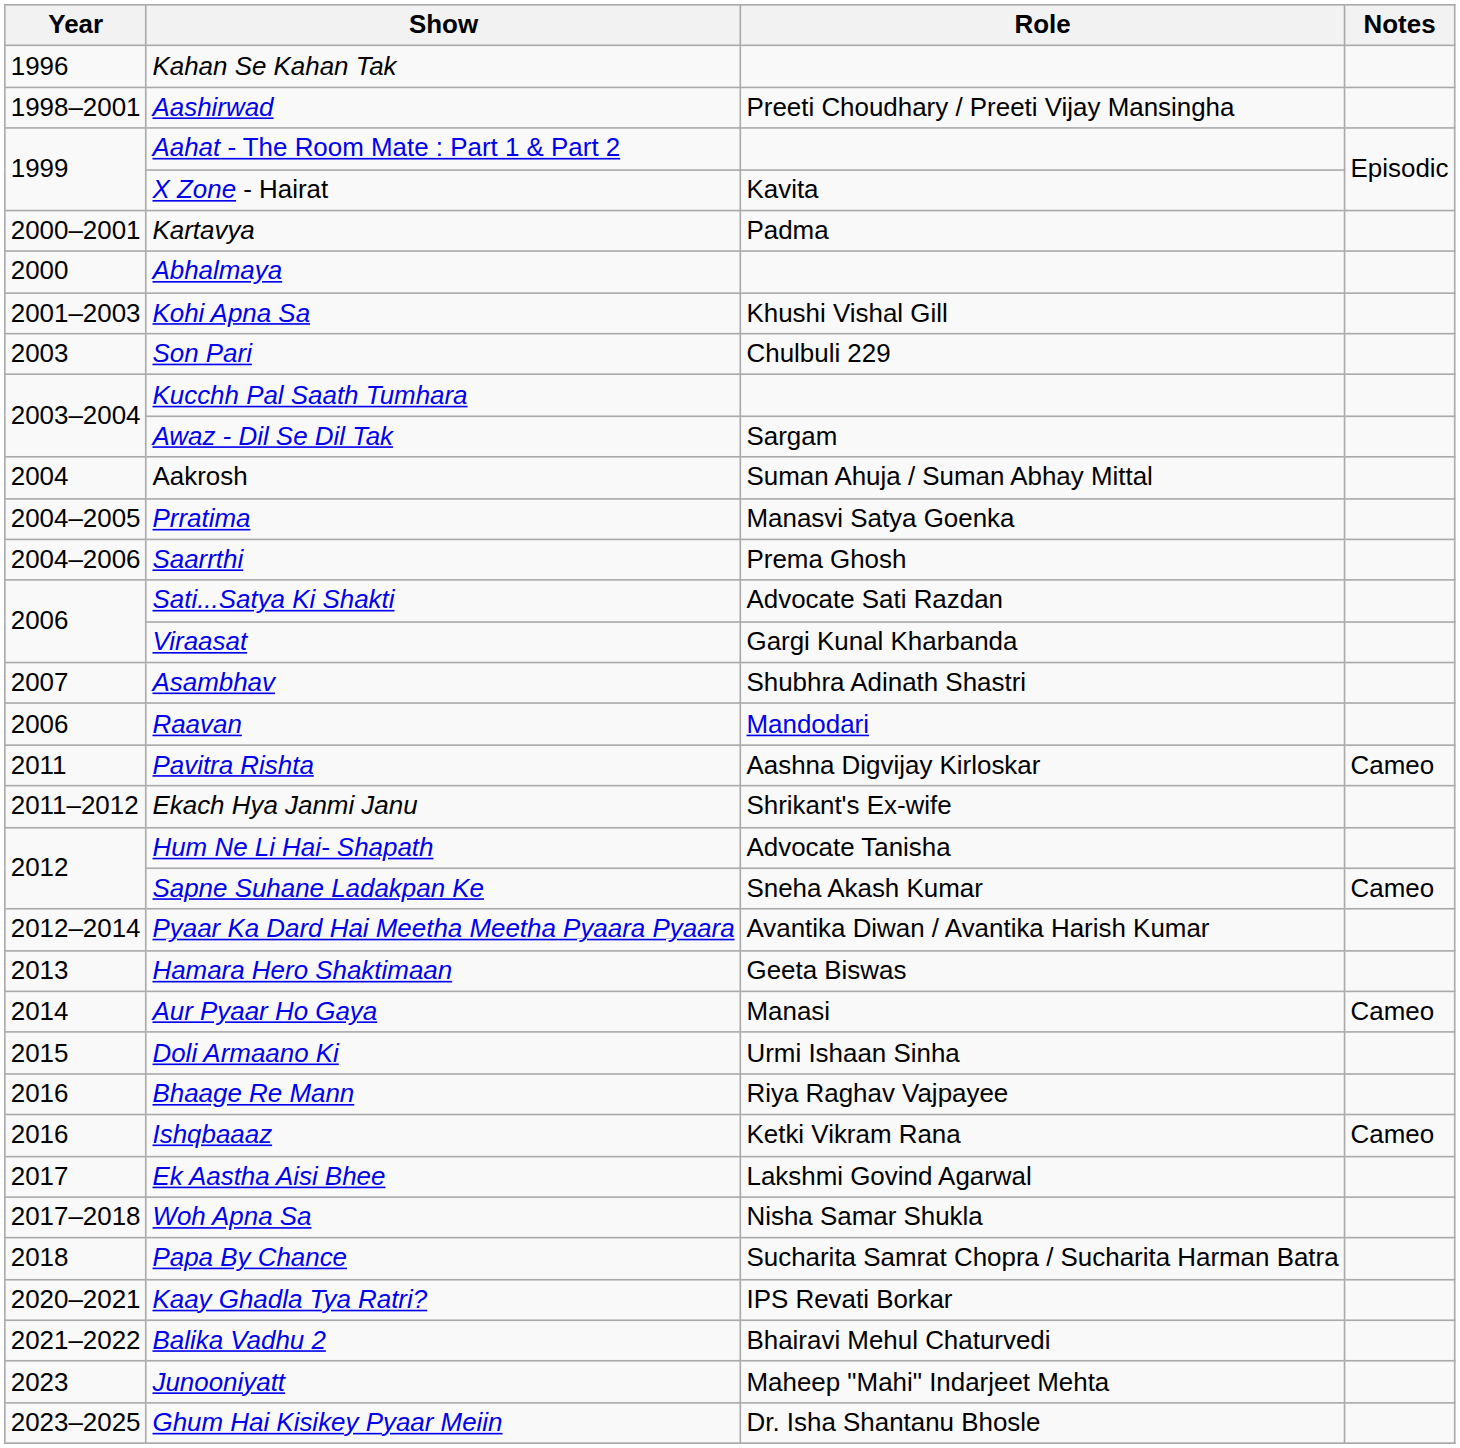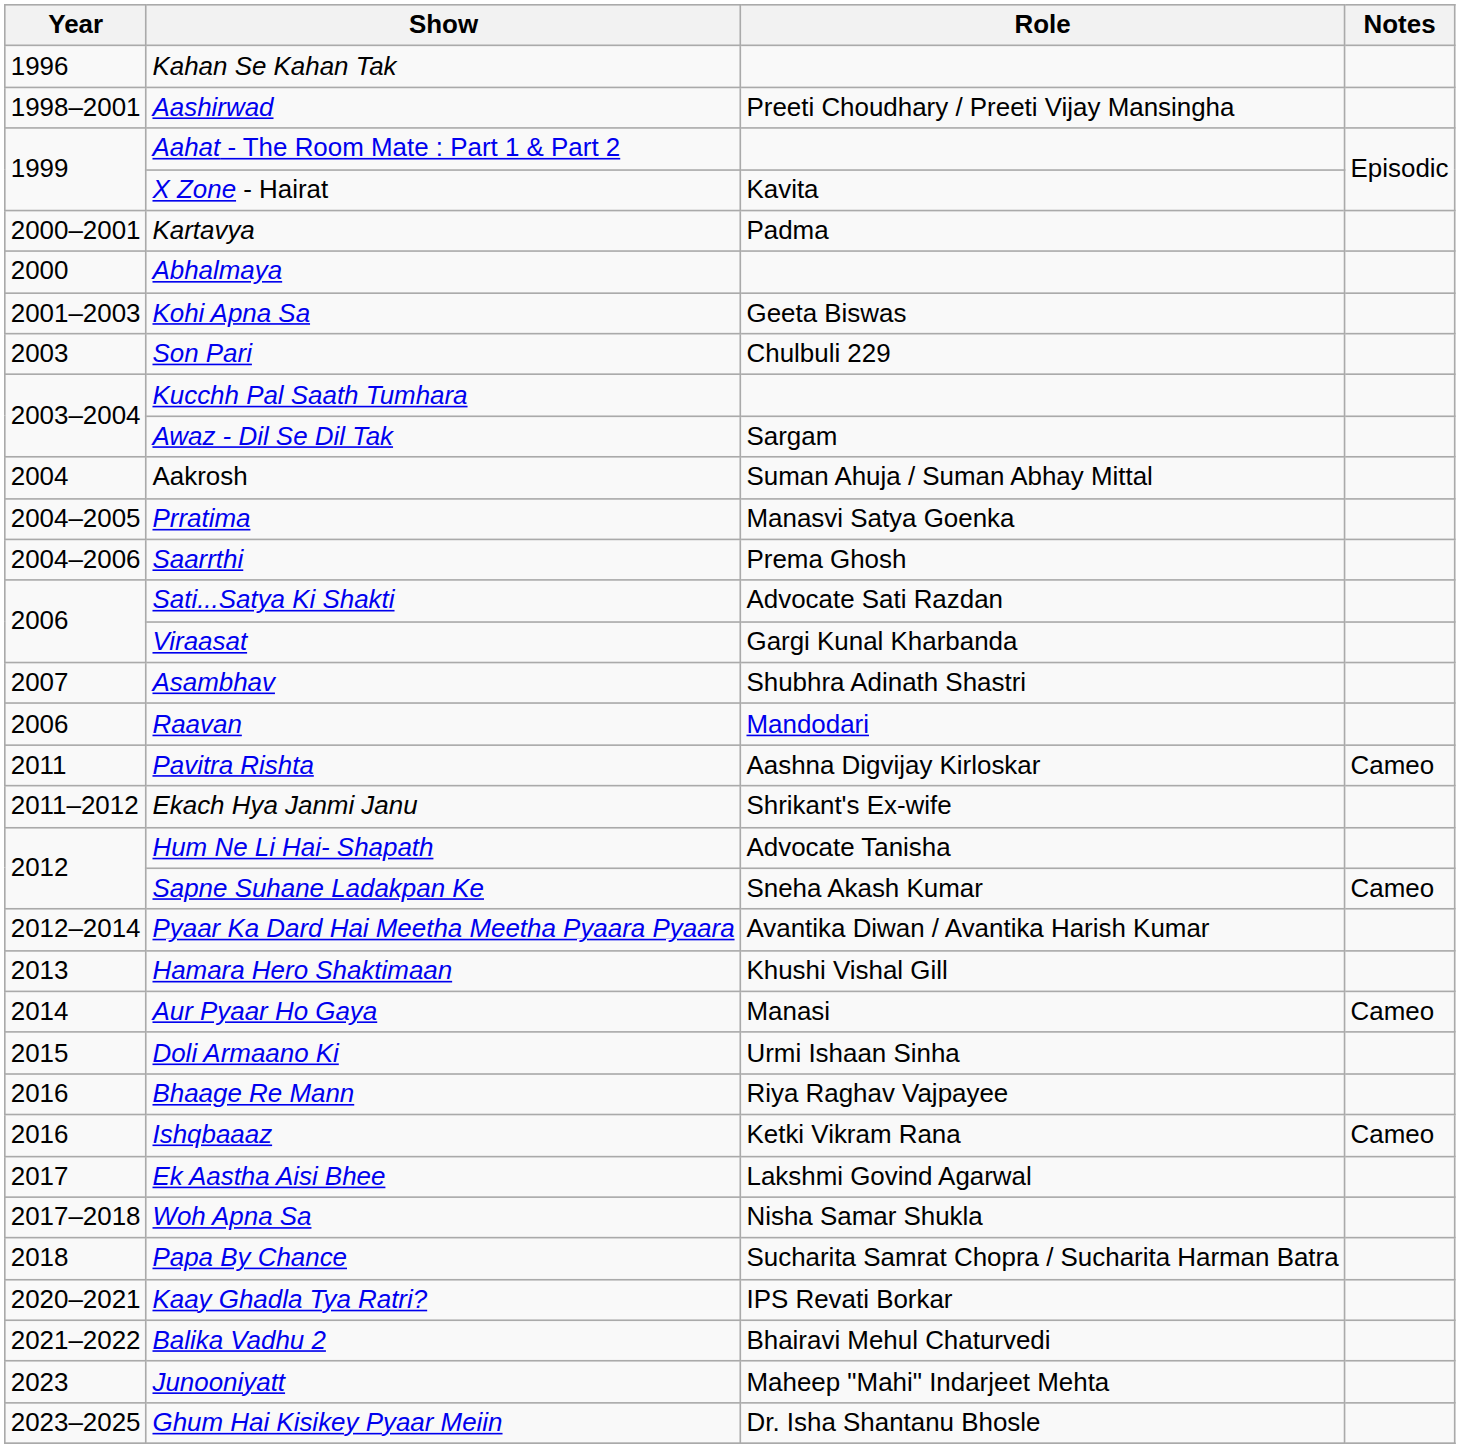(847, 312) Khushi Vishal Gill -> (826, 312) Geeta Biswas
(826, 970) Geeta Biswas -> (847, 970) Khushi Vishal Gill
